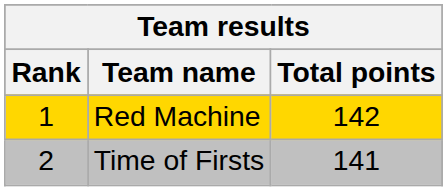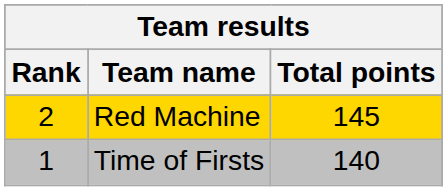(46, 116) 1 -> (46, 116) 2
(356, 116) 142 -> (356, 116) 145
(46, 161) 2 -> (46, 161) 1
(356, 161) 141 -> (356, 161) 140
